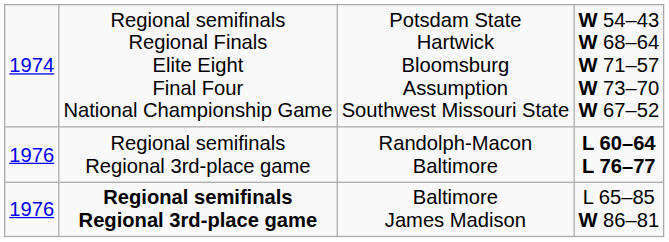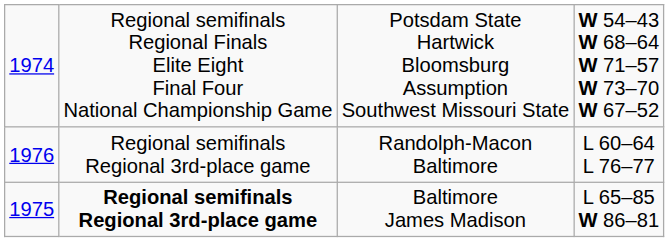(619, 154) bold -> (619, 154) normal
(32, 209) 1976 -> (32, 209) 1975
